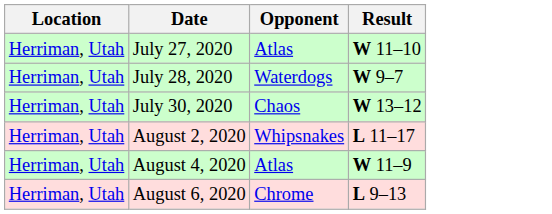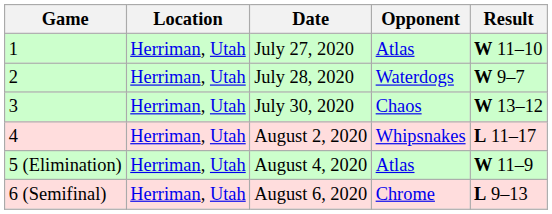+ column: (65, 19)
